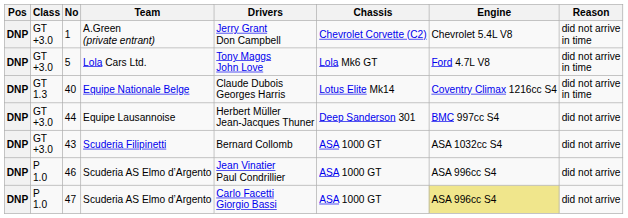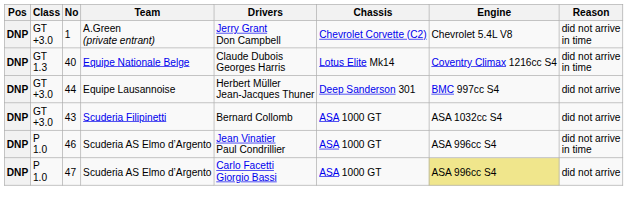- row: (68, 62)
(591, 172) did not arrive -> (591, 144) did not arrive in time
